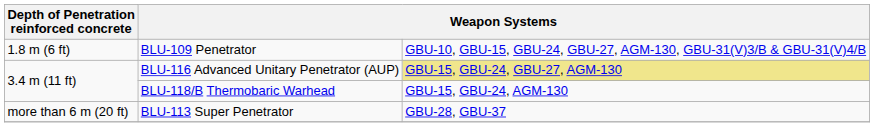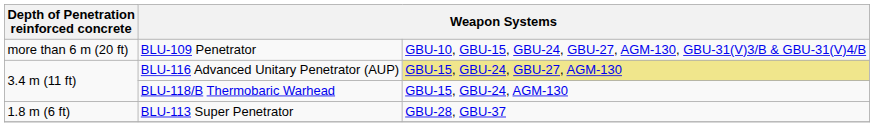(39, 49) 1.8 m (6 ft) -> (68, 49) more than 6 m (20 ft)
(68, 111) more than 6 m (20 ft) -> (39, 111) 1.8 m (6 ft)
